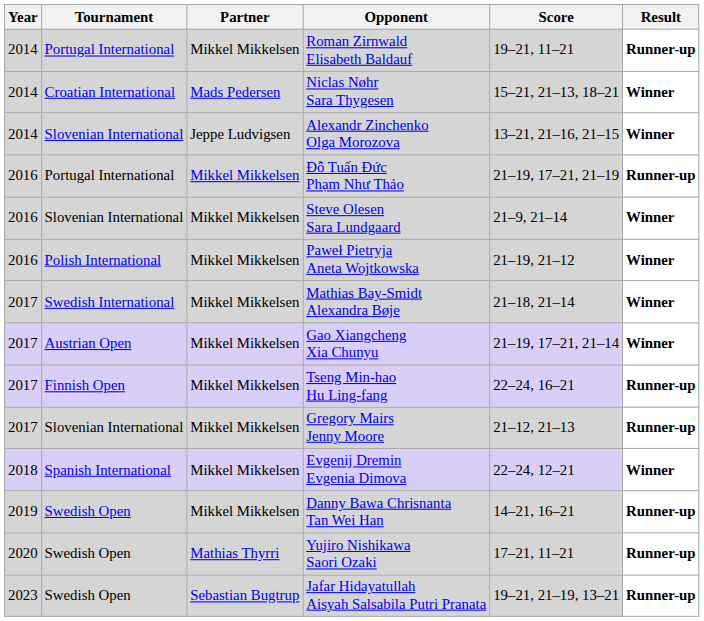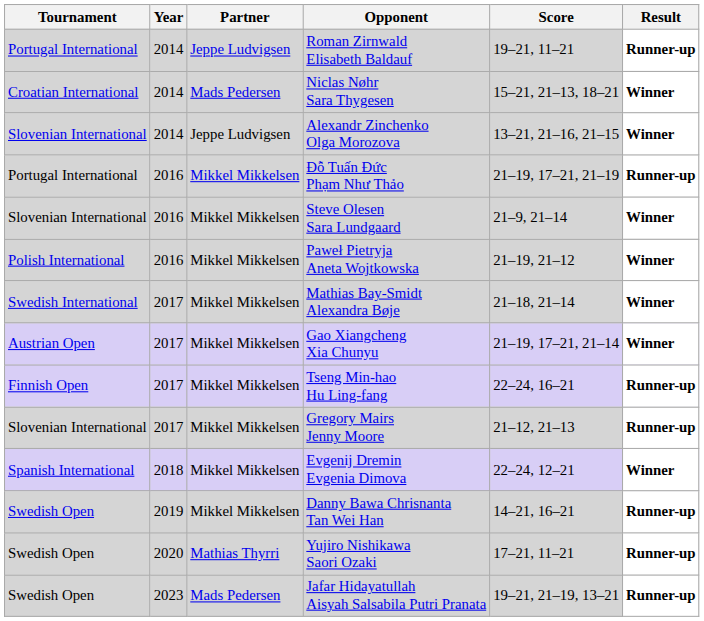columns swapped: (23, 17) <-> (114, 17)
(245, 50) Mikkel Mikkelsen -> (240, 50) Jeppe Ludvigsen
(245, 595) Sebastian Bugtrup -> (235, 595) Mads Pedersen
